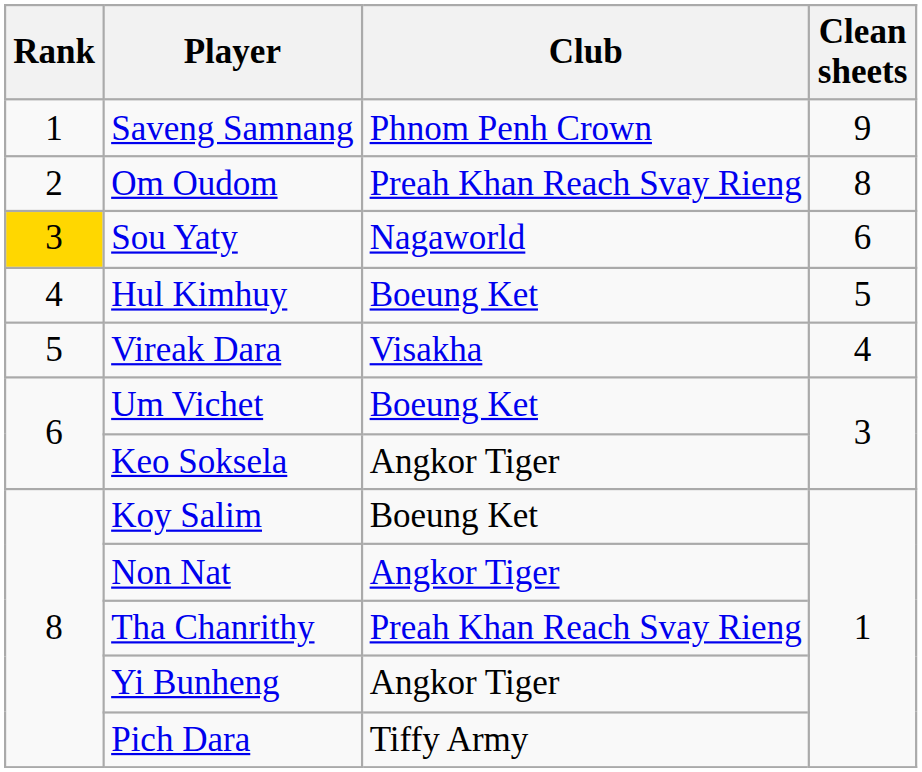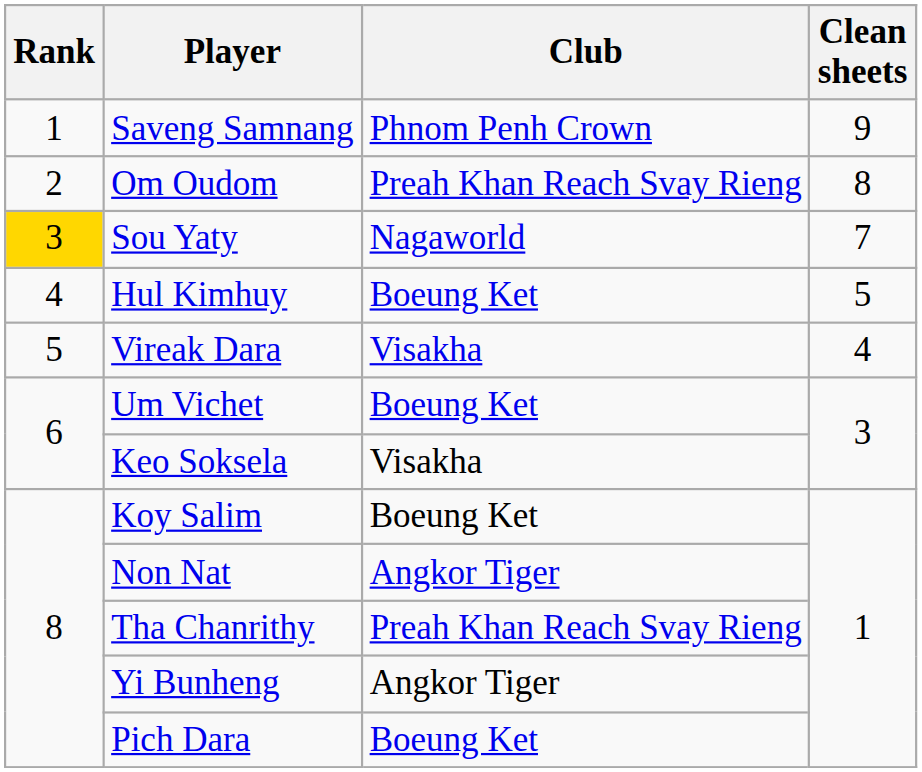(863, 238) 6 -> (863, 238) 7
(465, 460) Angkor Tiger -> (426, 460) Visakha
(449, 738) Tiffy Army -> (454, 738) Boeung Ket
